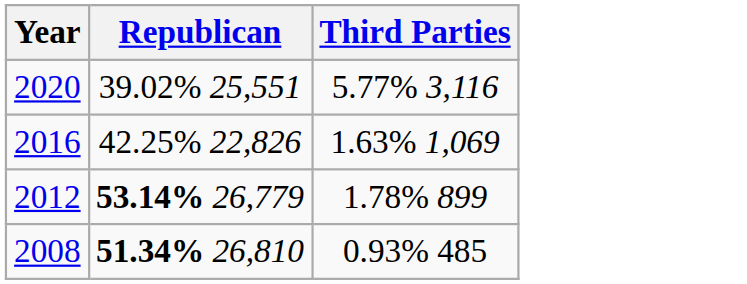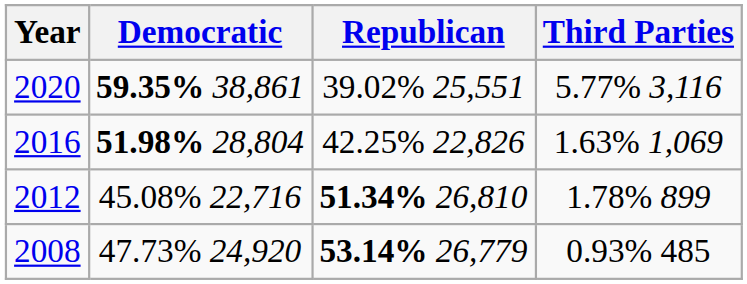+ column: (200, 32)
(200, 196) 53.14% 26,779 -> (423, 196) 51.34% 26,810
(200, 251) 51.34% 26,810 -> (423, 251) 53.14% 26,779
